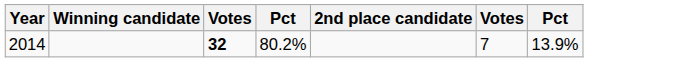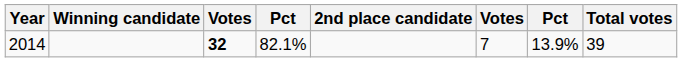+ column: (629, 18)
(283, 44) 80.2% -> (283, 44) 82.1%
